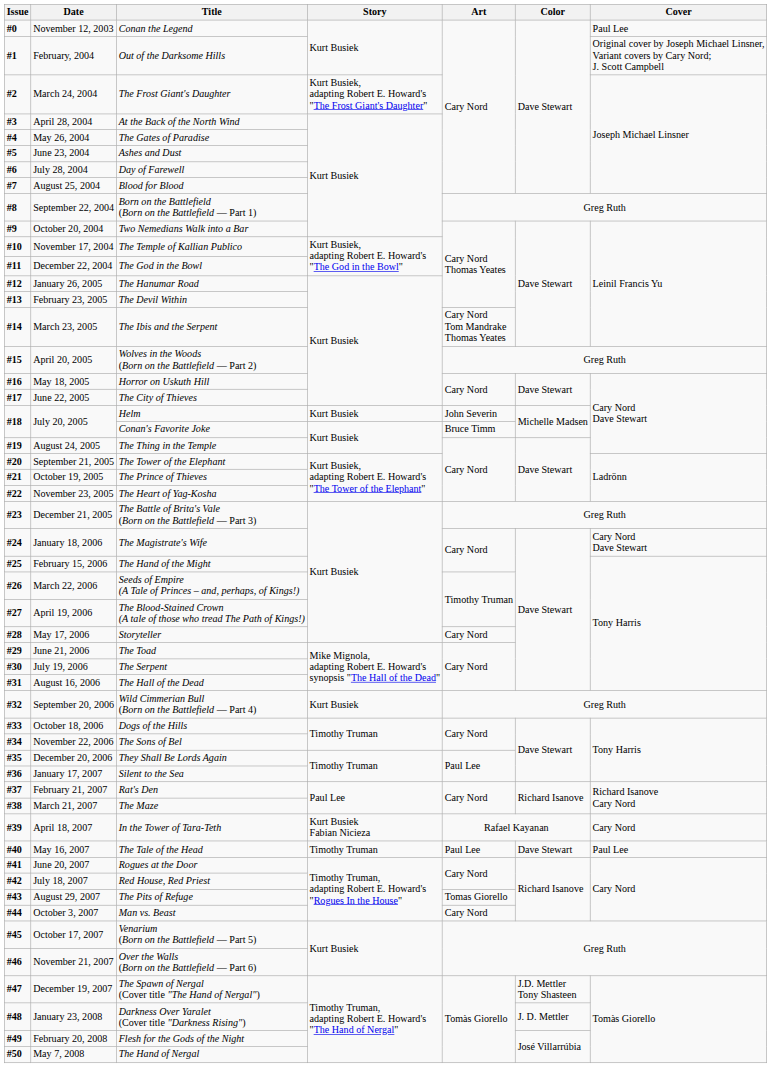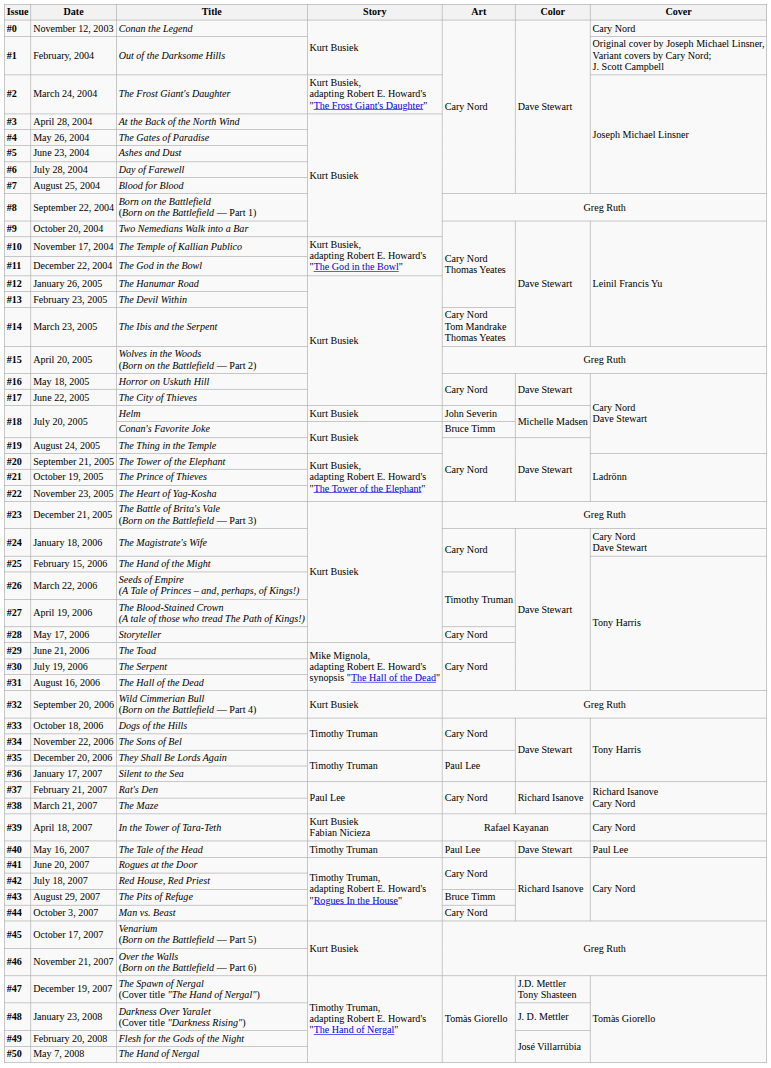(610, 28) Paul Lee -> (614, 28) Cary Nord
(476, 897) Tomas Giorello -> (470, 897) Bruce Timm
